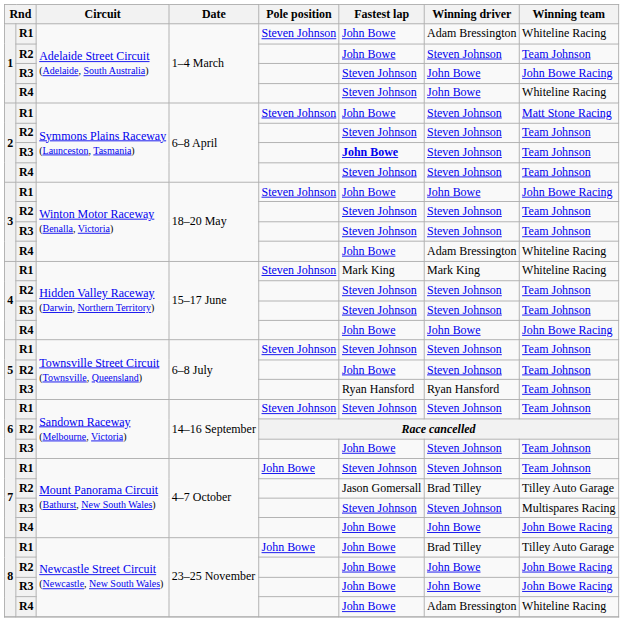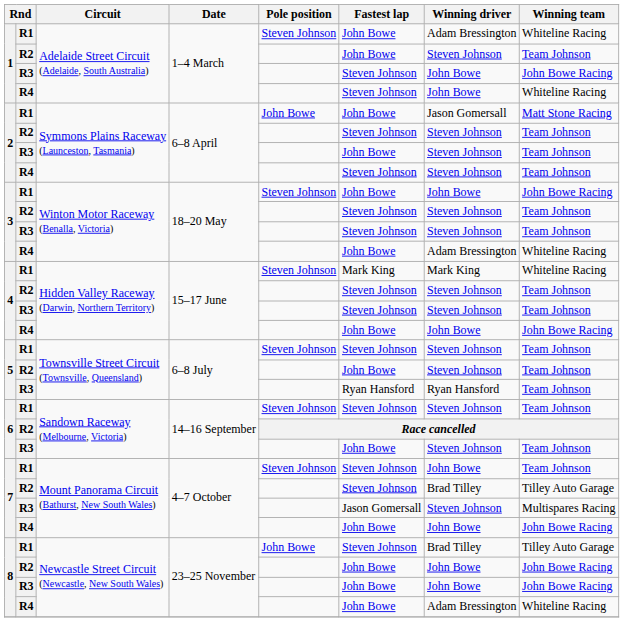(299, 112) Steven Johnson -> (288, 112) John Bowe
(464, 112) Steven Johnson -> (467, 112) Jason Gomersall
(370, 152) bold -> (369, 152) normal
(288, 468) John Bowe -> (299, 468) Steven Johnson
(464, 468) Steven Johnson -> (454, 468) John Bowe
(382, 487) Jason Gomersall -> (379, 487) Steven Johnson
(379, 507) Steven Johnson -> (382, 507) Jason Gomersall
(369, 547) John Bowe -> (379, 547) Steven Johnson
